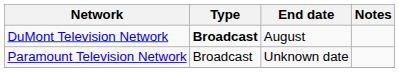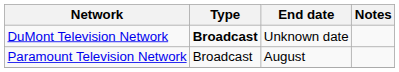(284, 36) August -> (306, 36) Unknown date
(306, 57) Unknown date -> (284, 57) August
